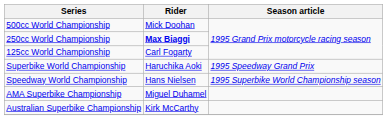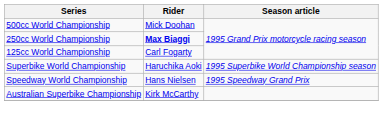(262, 66) 1995 Speedway Grand Prix -> (291, 66) 1995 Superbike World Championship season
(296, 80) 1995 Superbike World Championship season -> (258, 80) 1995 Speedway Grand Prix
- row: (64, 94)
